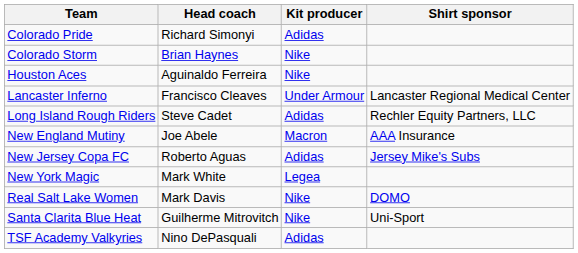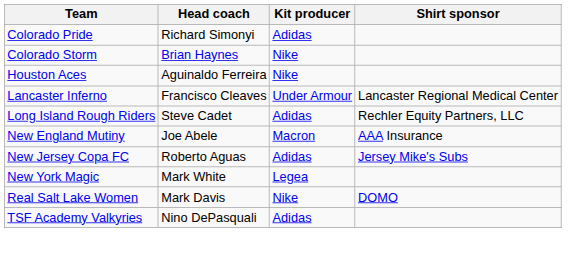- row: (74, 217)
